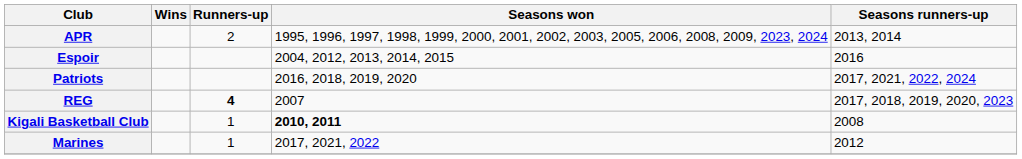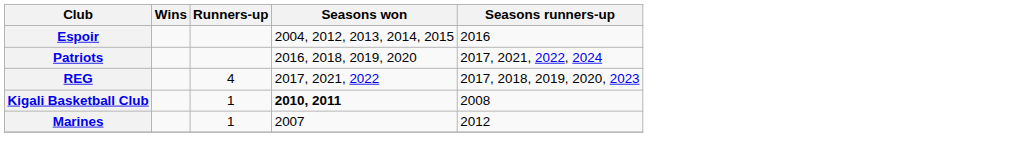- row: (78, 36)
(231, 100) bold -> (231, 79) normal
(290, 100) 2007 -> (327, 79) 2017, 2021, 2022
(327, 143) 2017, 2021, 2022 -> (290, 121) 2007
